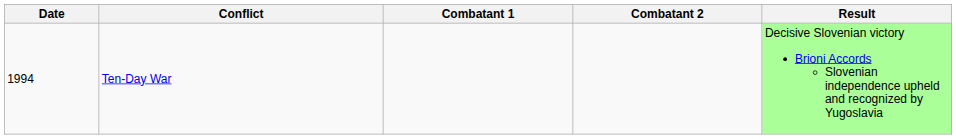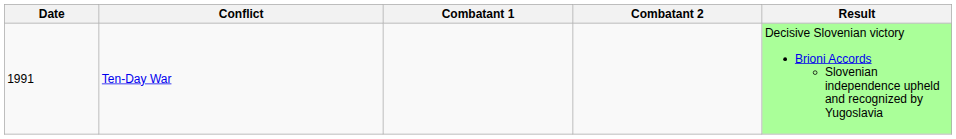(20, 78) 1994 -> (20, 78) 1991
